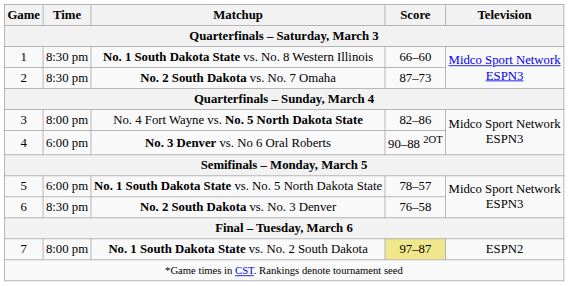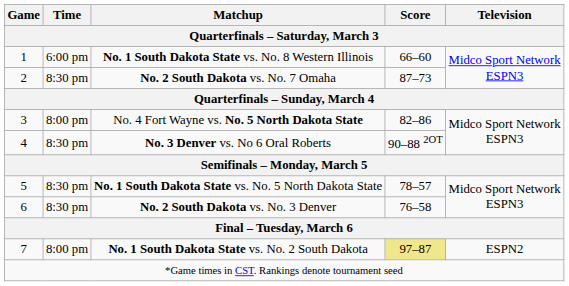(67, 57) 8:30 pm -> (67, 57) 6:00 pm
(67, 142) 6:00 pm -> (67, 142) 8:30 pm
(67, 186) 6:00 pm -> (67, 186) 8:30 pm
